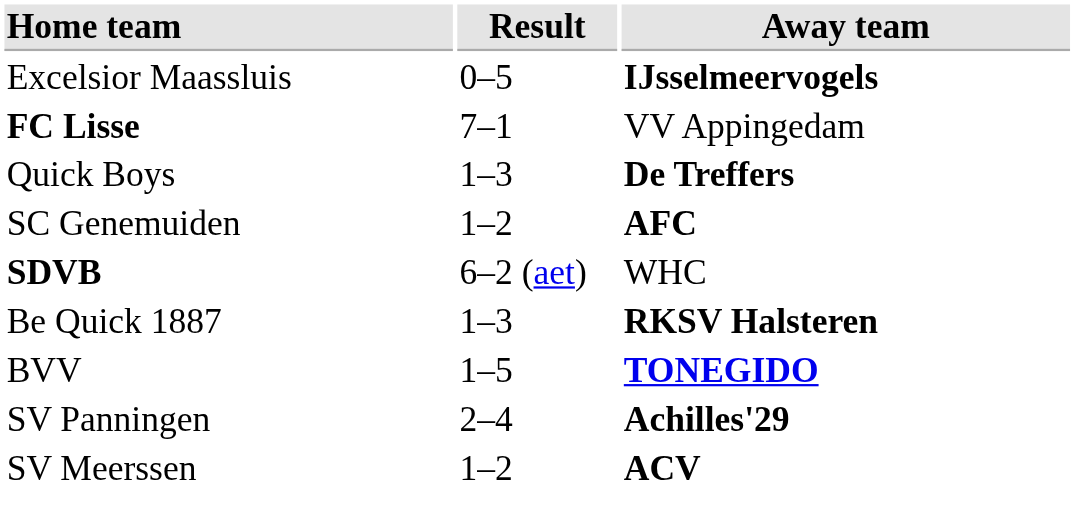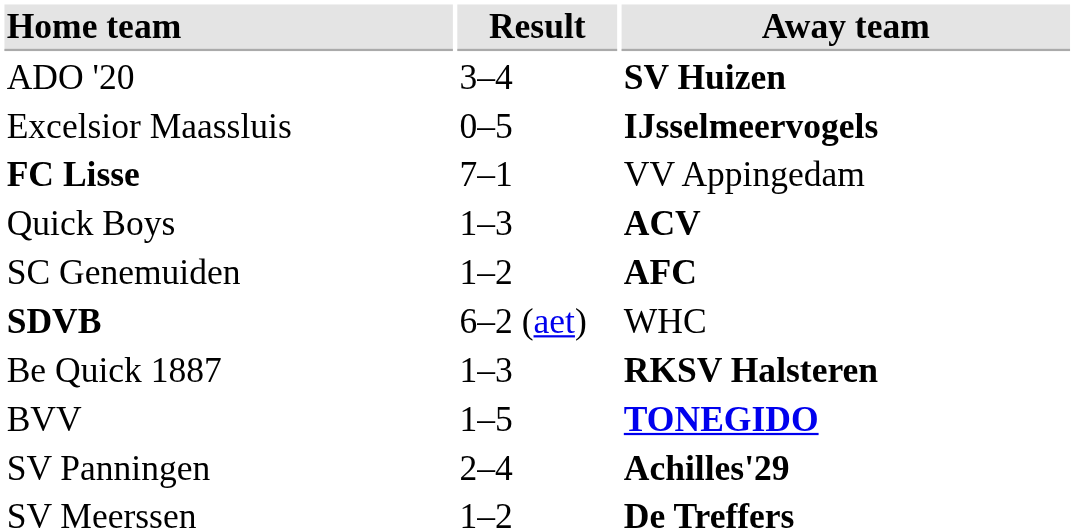+ row: (71, 77)
(709, 174) De Treffers -> (662, 223) ACV
(662, 467) ACV -> (709, 516) De Treffers
